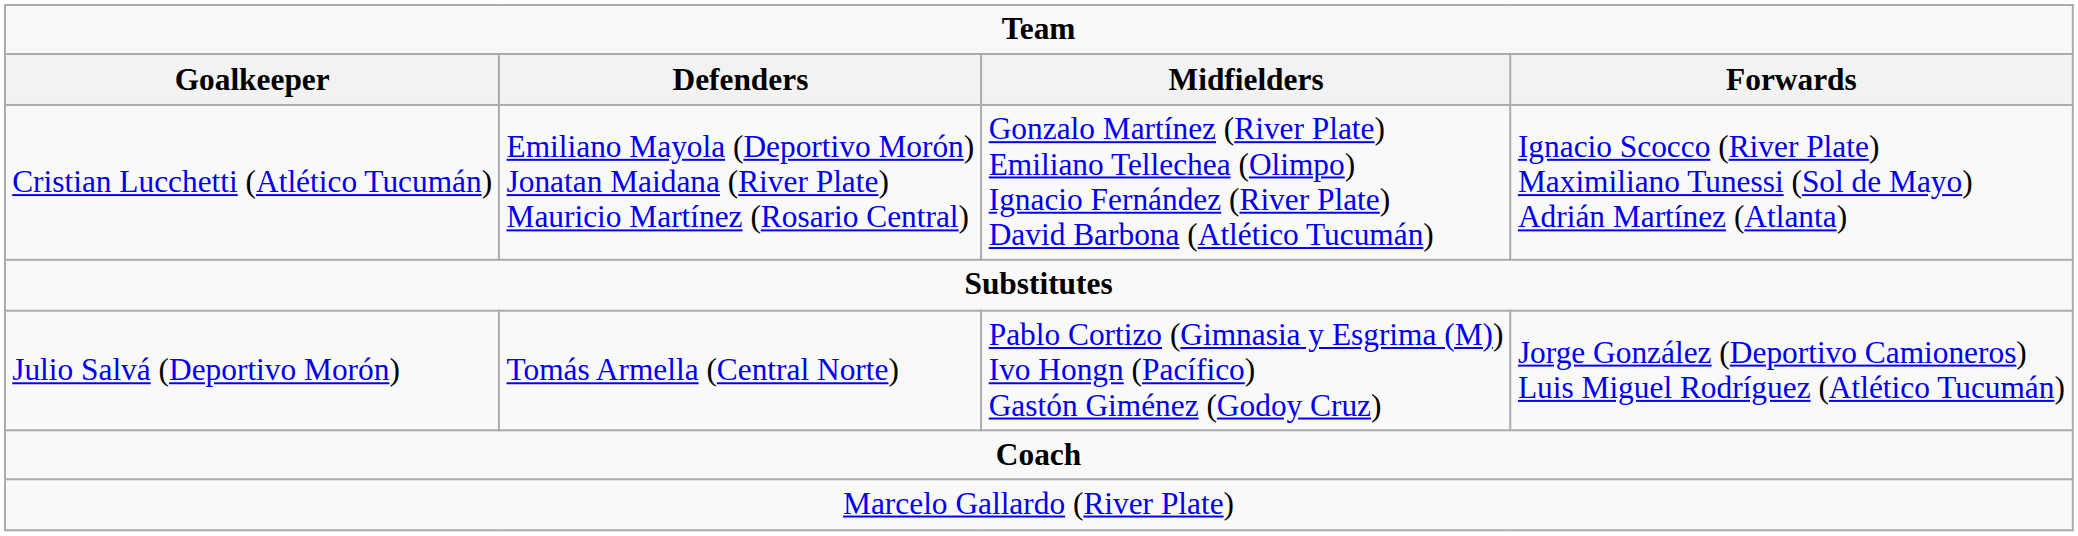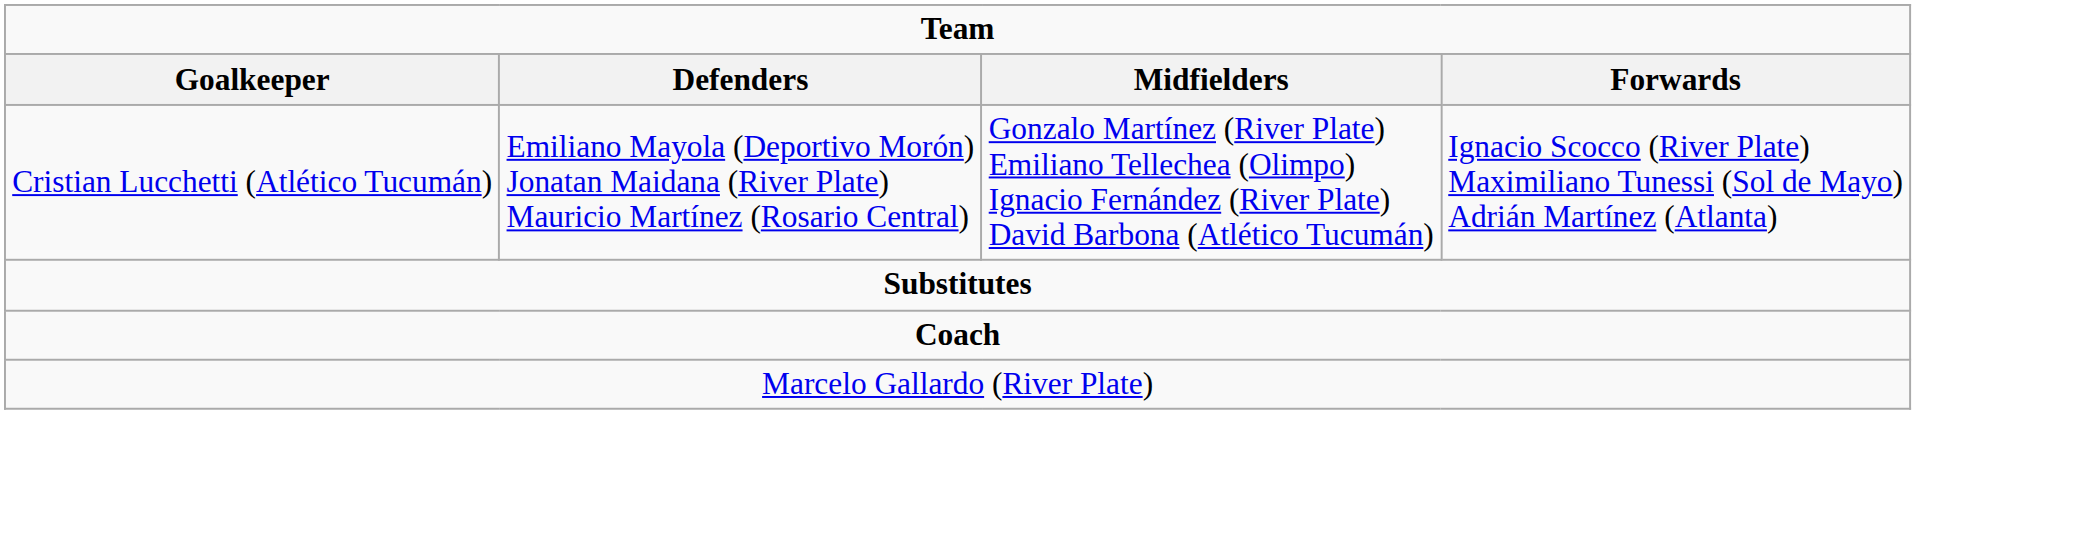- row: (206, 369)
